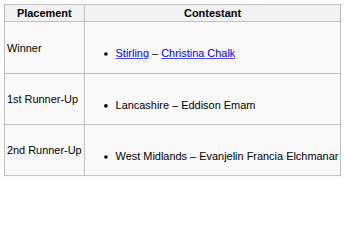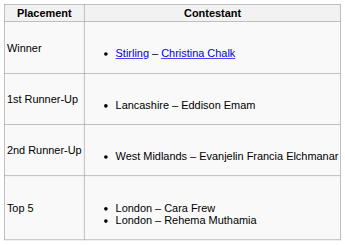+ row: (20, 208)
